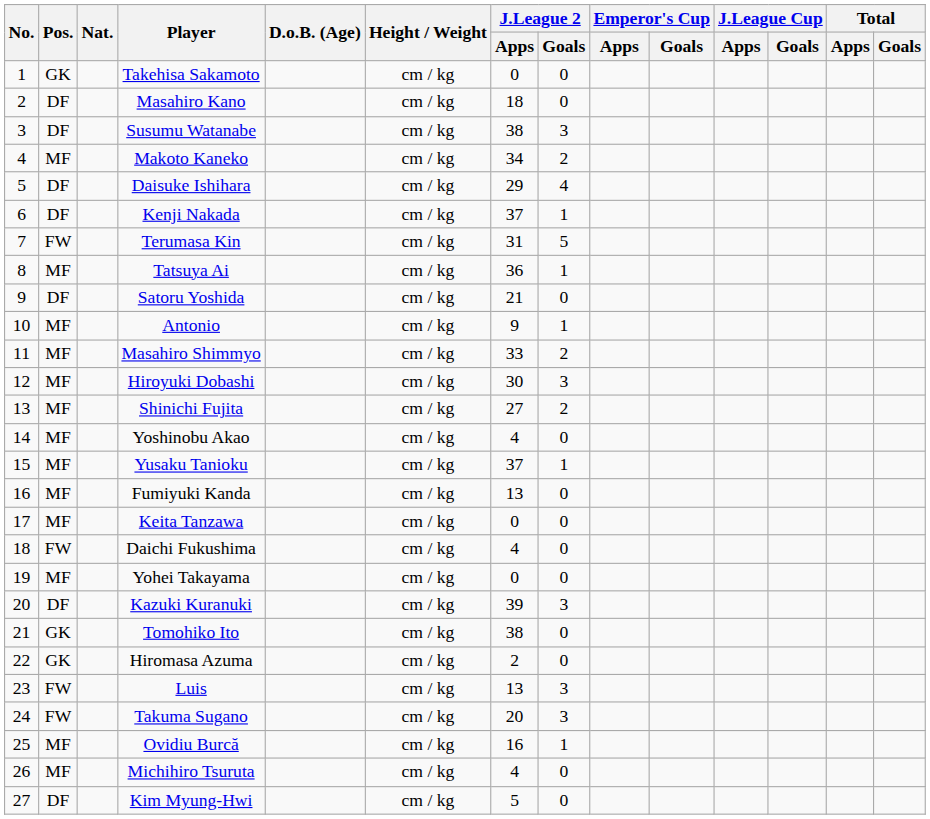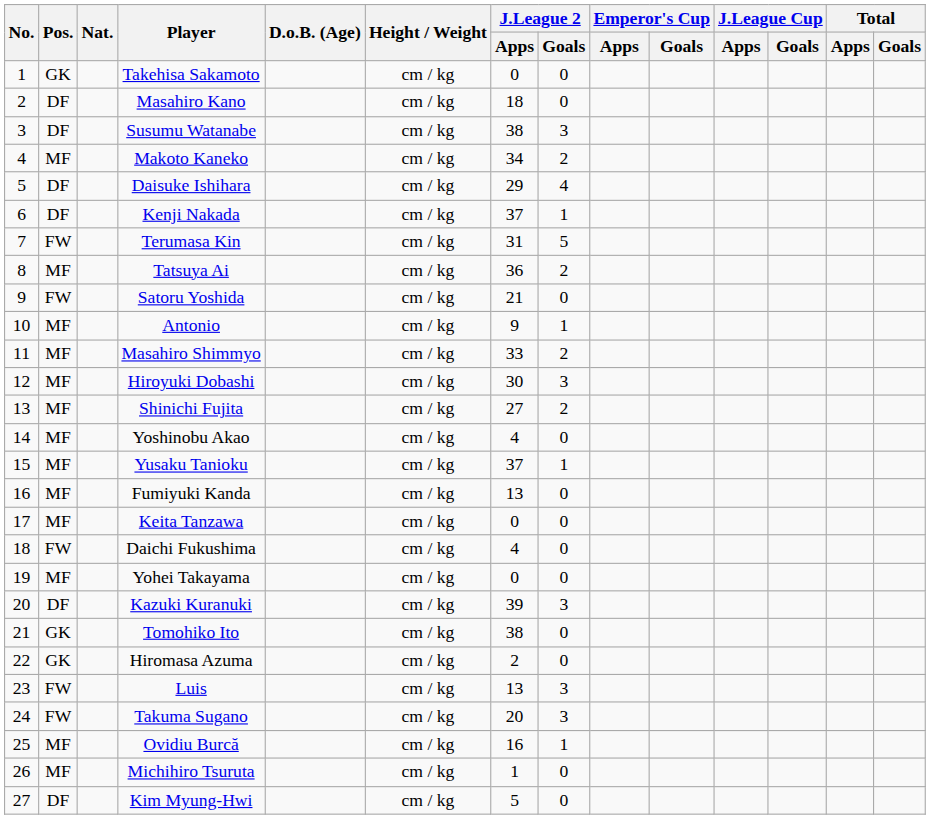(564, 269) 1 -> (564, 269) 2
(58, 297) DF -> (58, 297) FW
(515, 772) 4 -> (515, 772) 1
